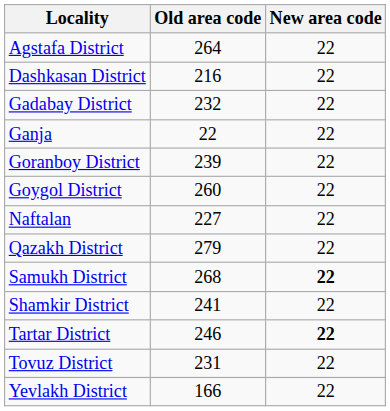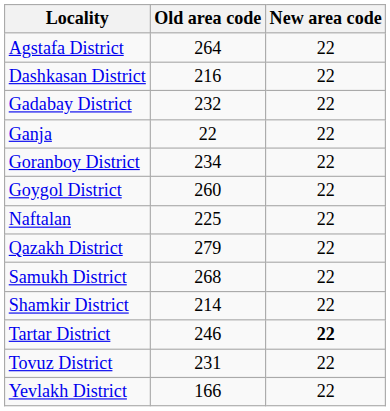(208, 162) 239 -> (208, 162) 234
(208, 219) 227 -> (208, 219) 225
(326, 276) bold -> (326, 276) normal
(208, 305) 241 -> (208, 305) 214
